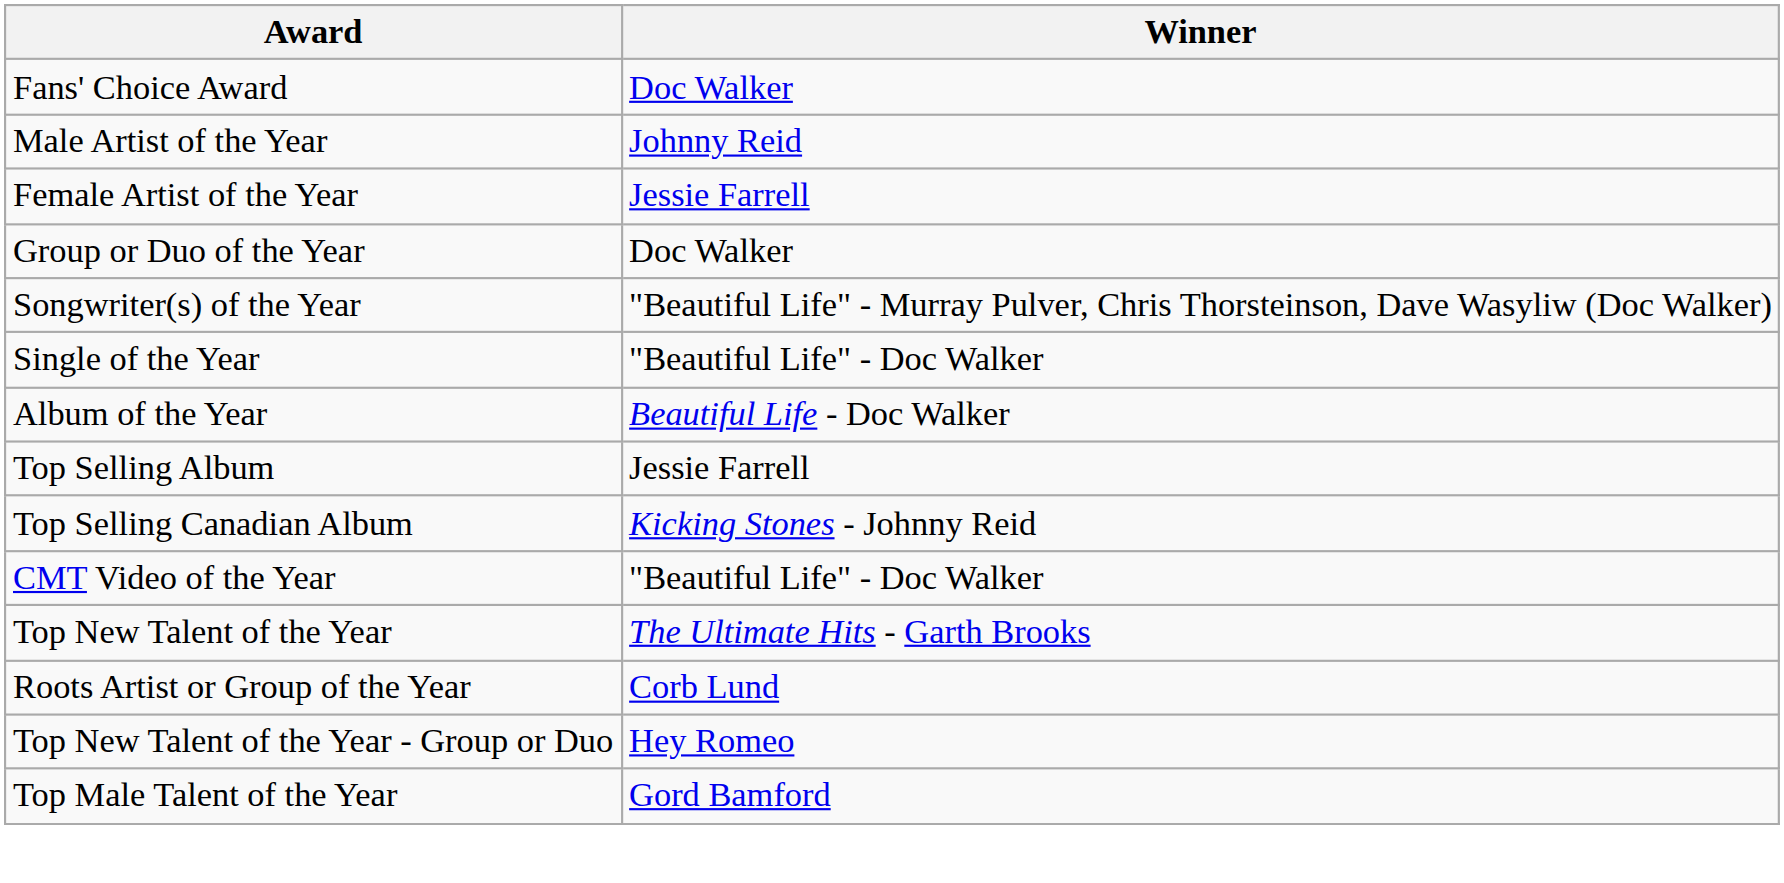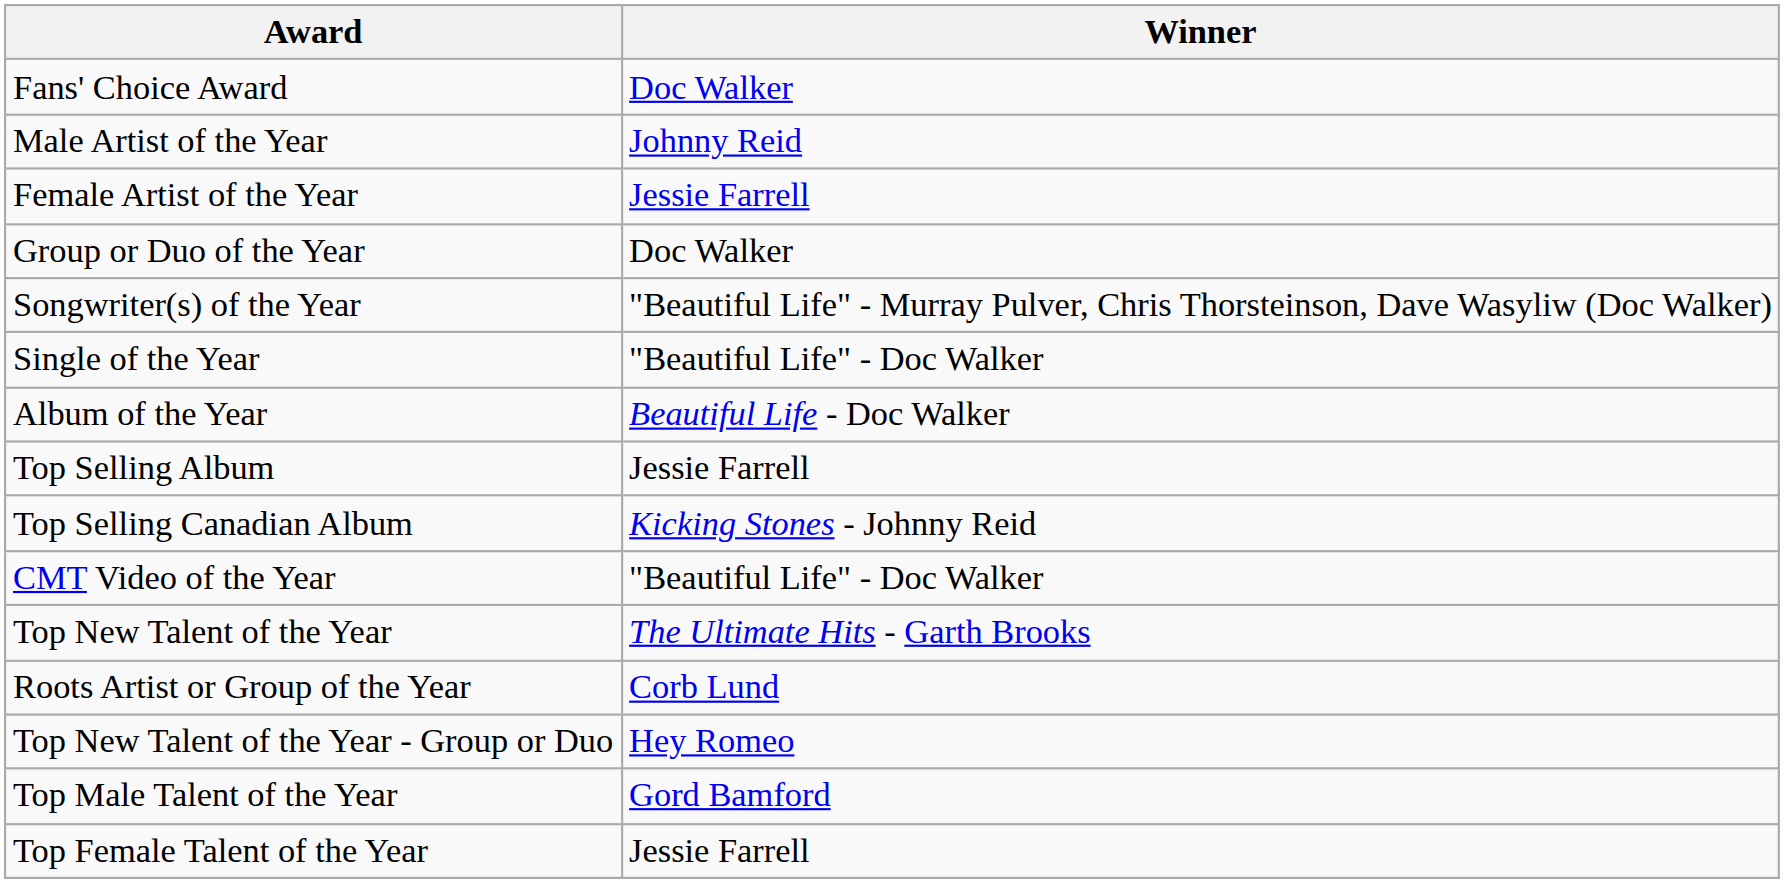+ row: (220, 850)
